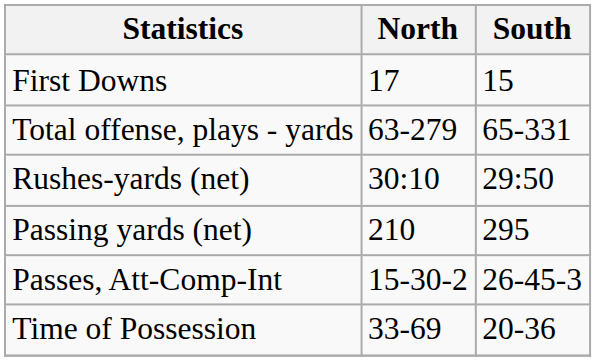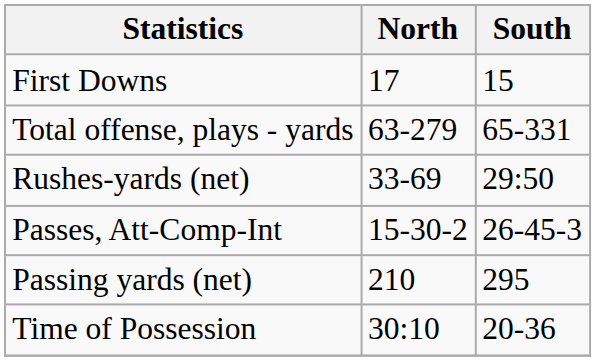(404, 179) 30:10 -> (405, 179) 33-69
rows swapped: (132, 229) <-> (147, 279)
(405, 329) 33-69 -> (404, 329) 30:10
